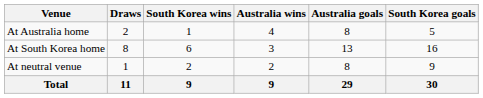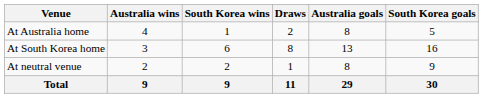columns swapped: (271, 13) <-> (126, 13)
